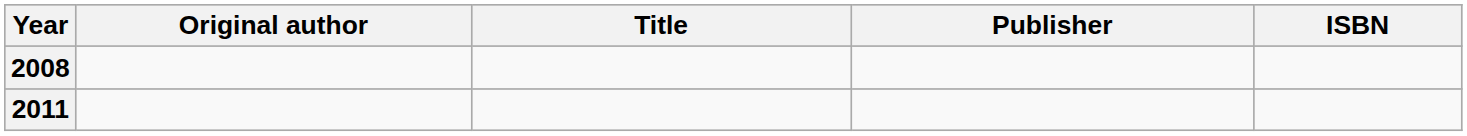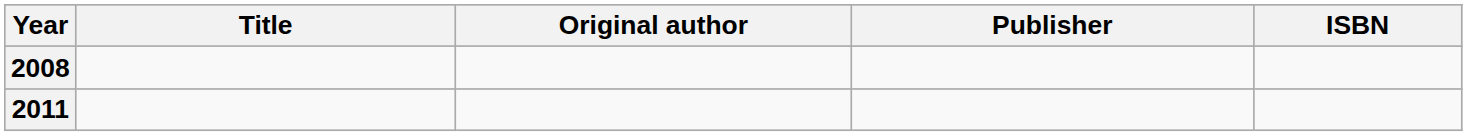columns swapped: (661, 25) <-> (273, 25)
